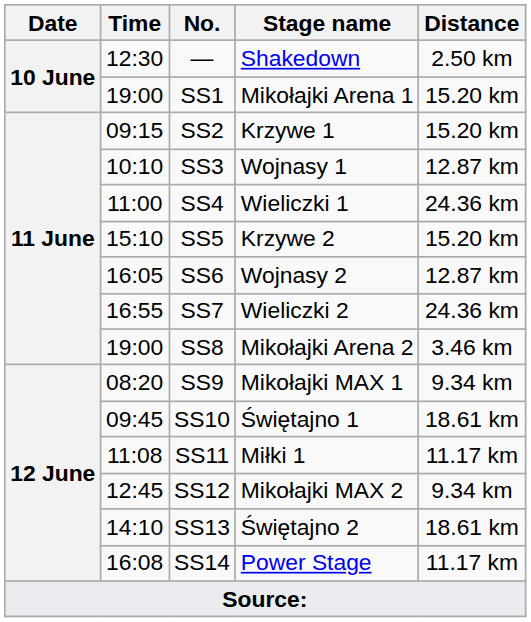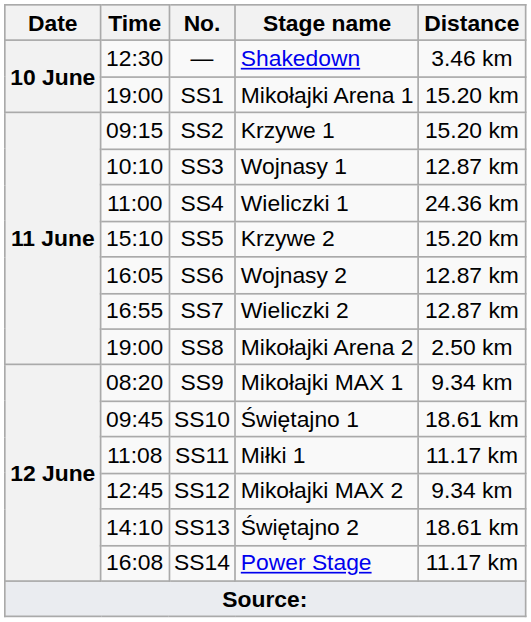(472, 58) 2.50 km -> (472, 58) 3.46 km
(472, 311) 24.36 km -> (472, 311) 12.87 km
(472, 347) 3.46 km -> (472, 347) 2.50 km
